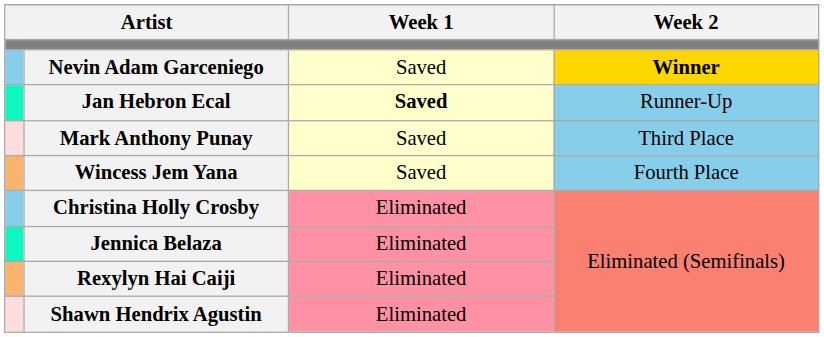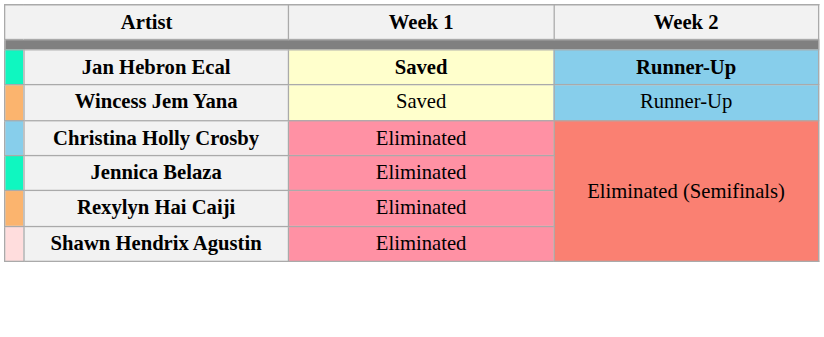- row: (156, 66)
(686, 102) normal -> (686, 66) bold
- row: (156, 137)
(686, 172) Fourth Place -> (686, 102) Runner-Up
